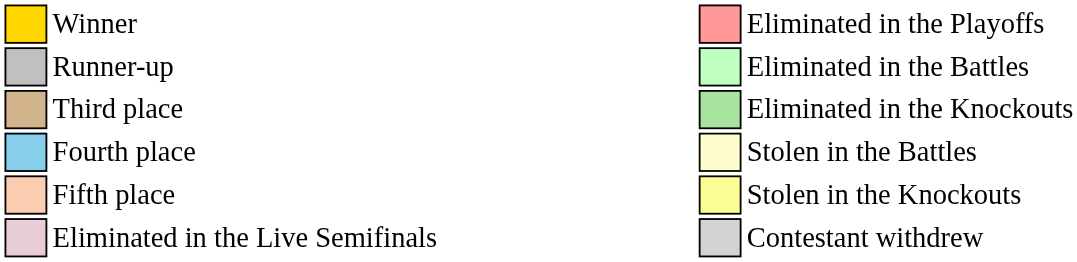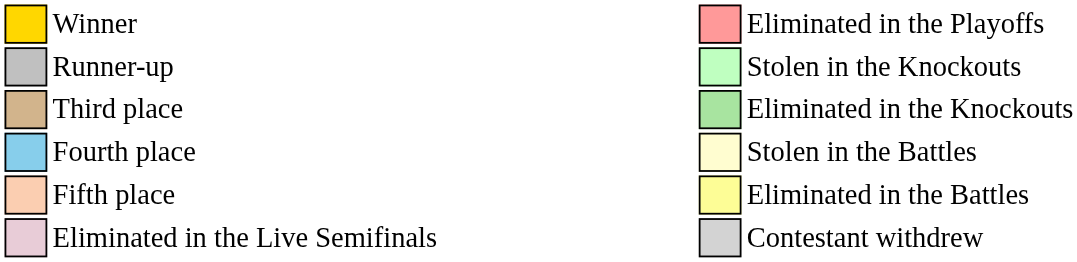(888, 66) Eliminated in the Battles -> (884, 66) Stolen in the Knockouts
(884, 194) Stolen in the Knockouts -> (888, 194) Eliminated in the Battles
